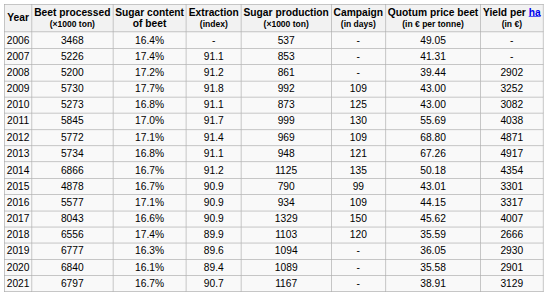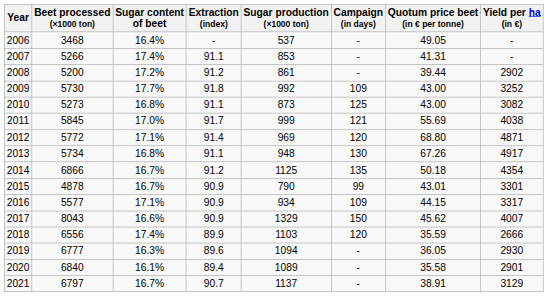(72, 56) 5226 -> (72, 56) 5266
(358, 121) 130 -> (358, 121) 121
(358, 137) 109 -> (358, 137) 120
(358, 154) 121 -> (358, 154) 130
(286, 283) 1167 -> (286, 283) 1137
